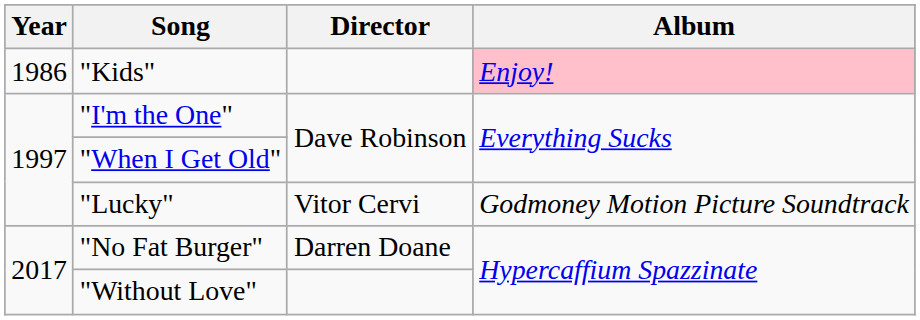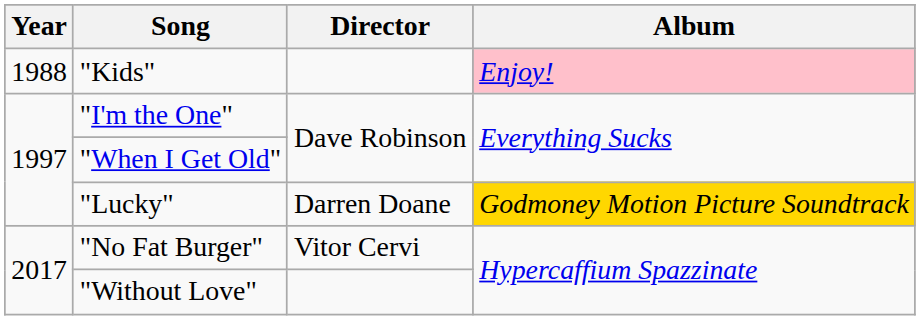(39, 70) 1986 -> (39, 70) 1988
(357, 203) Vitor Cervi -> (372, 203) Darren Doane
(694, 203) no background -> (694, 203) gold background
(372, 247) Darren Doane -> (357, 247) Vitor Cervi
